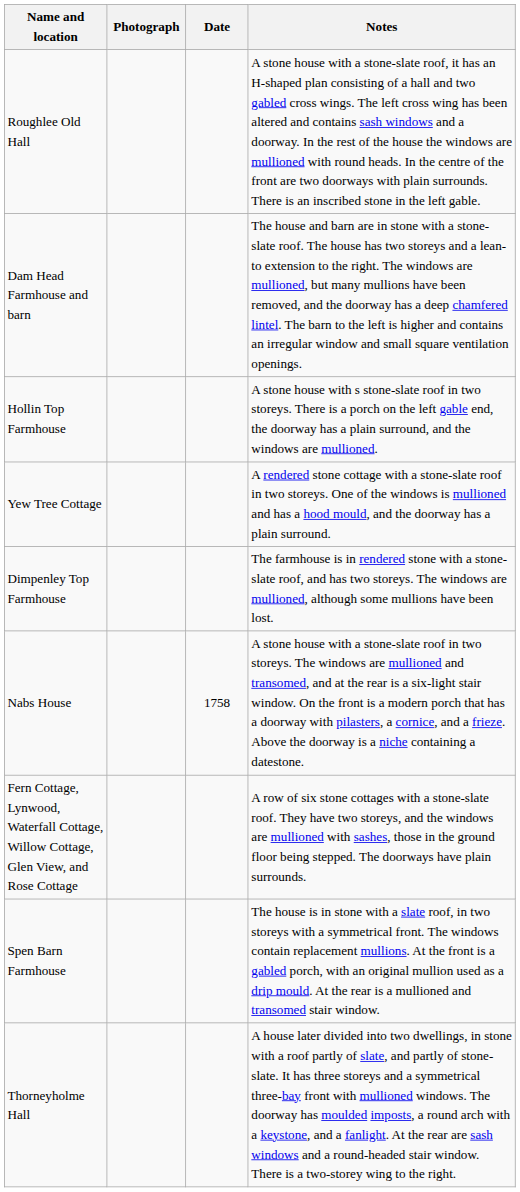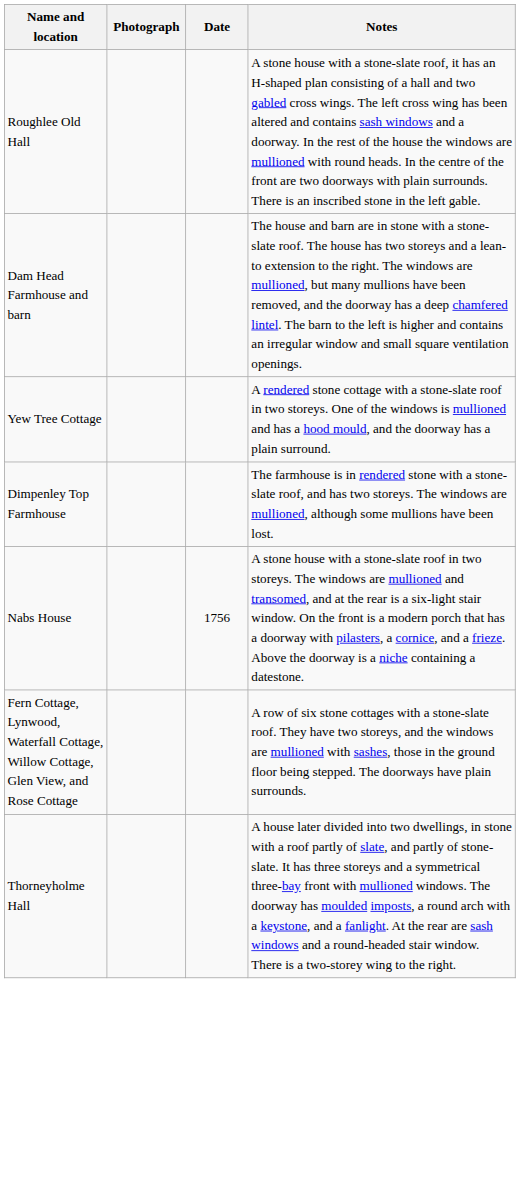- row: (37, 419)
(217, 703) 1758 -> (217, 618) 1756
- row: (37, 961)
